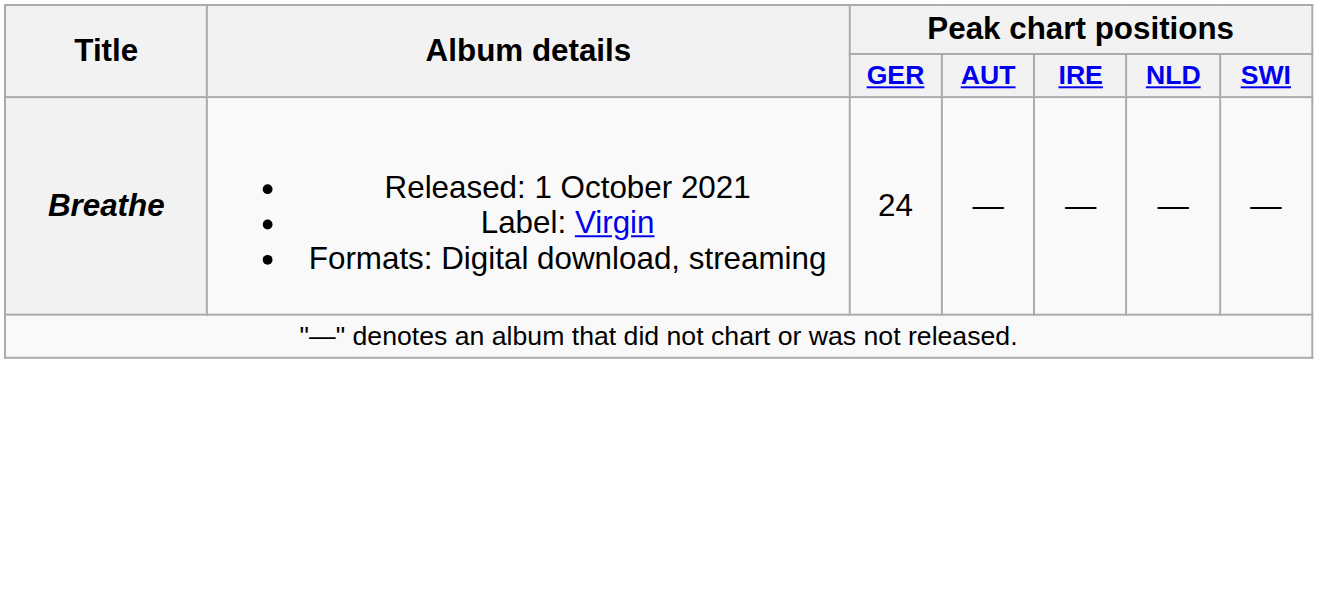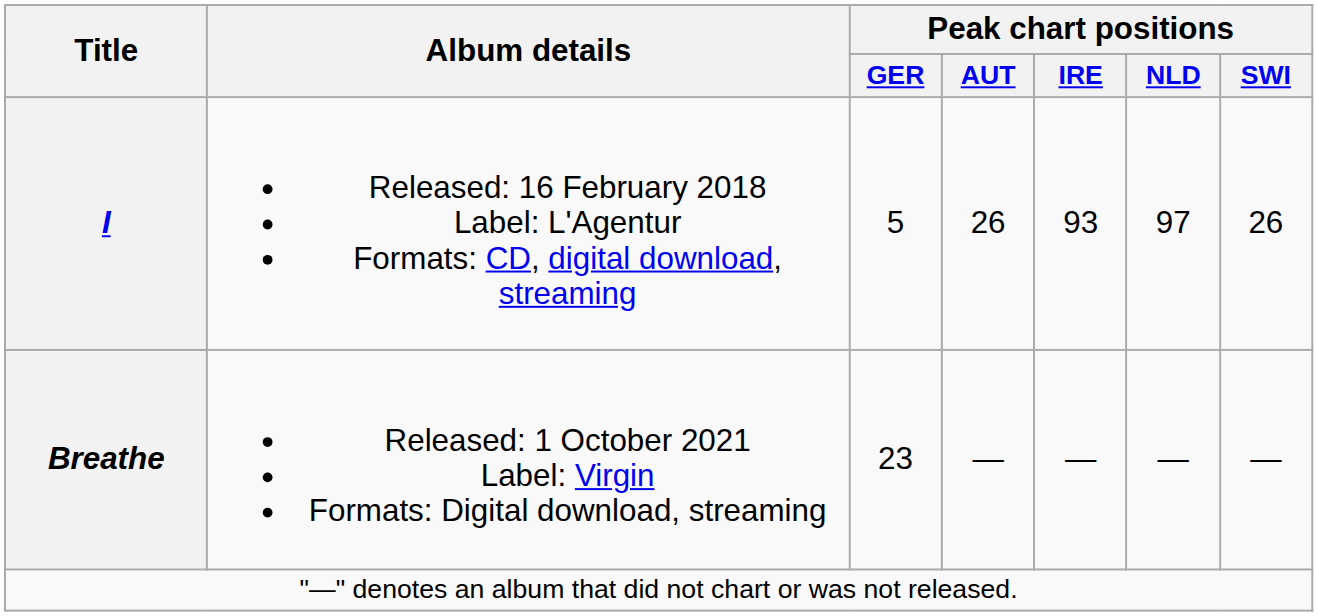+ row: (106, 223)
(896, 205) 24 -> (896, 458) 23
